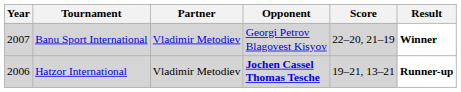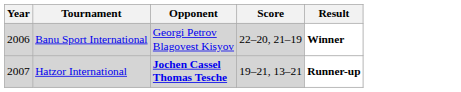- column: (197, 14)
(18, 39) 2007 -> (18, 39) 2006
(18, 71) 2006 -> (18, 71) 2007
